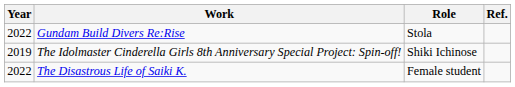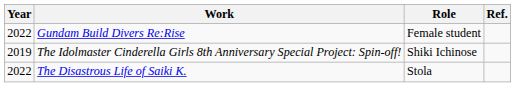(420, 33) Stola -> (444, 33) Female student
(444, 71) Female student -> (420, 71) Stola
